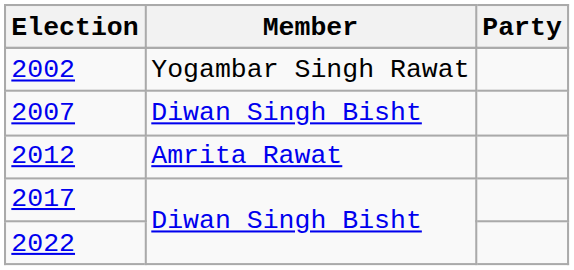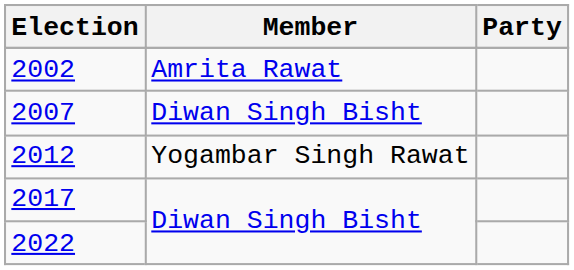(310, 70) Yogambar Singh Rawat -> (247, 70) Amrita Rawat
(247, 156) Amrita Rawat -> (310, 156) Yogambar Singh Rawat
